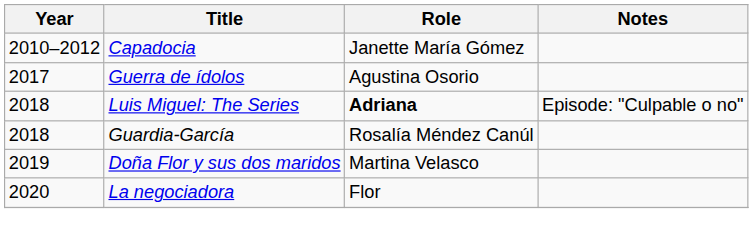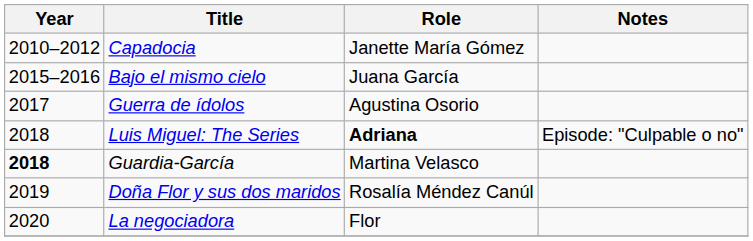+ row: (187, 76)
(29, 134) normal -> (29, 163) bold
(441, 134) Rosalía Méndez Canúl -> (414, 163) Martina Velasco
(414, 163) Martina Velasco -> (441, 192) Rosalía Méndez Canúl
